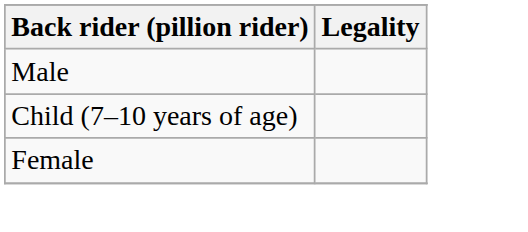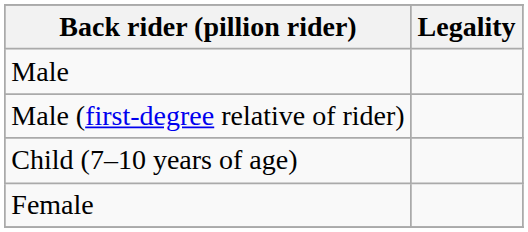+ row: (208, 115)
